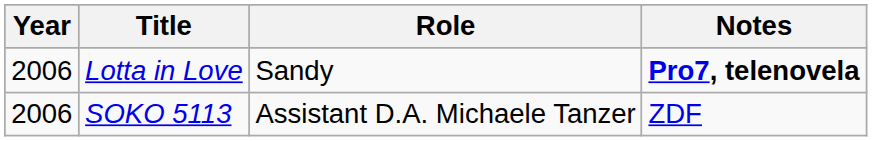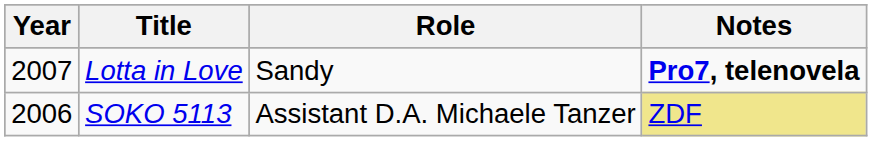(42, 69) 2006 -> (42, 69) 2007
(675, 113) no background -> (675, 113) khaki background
